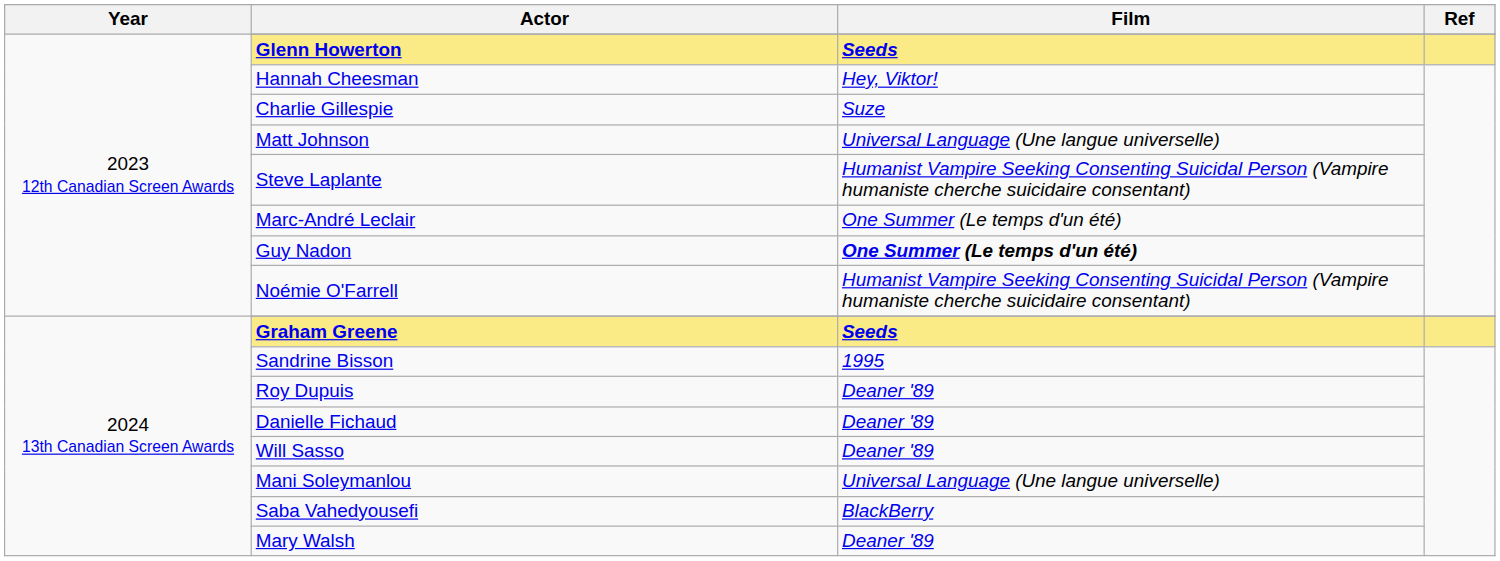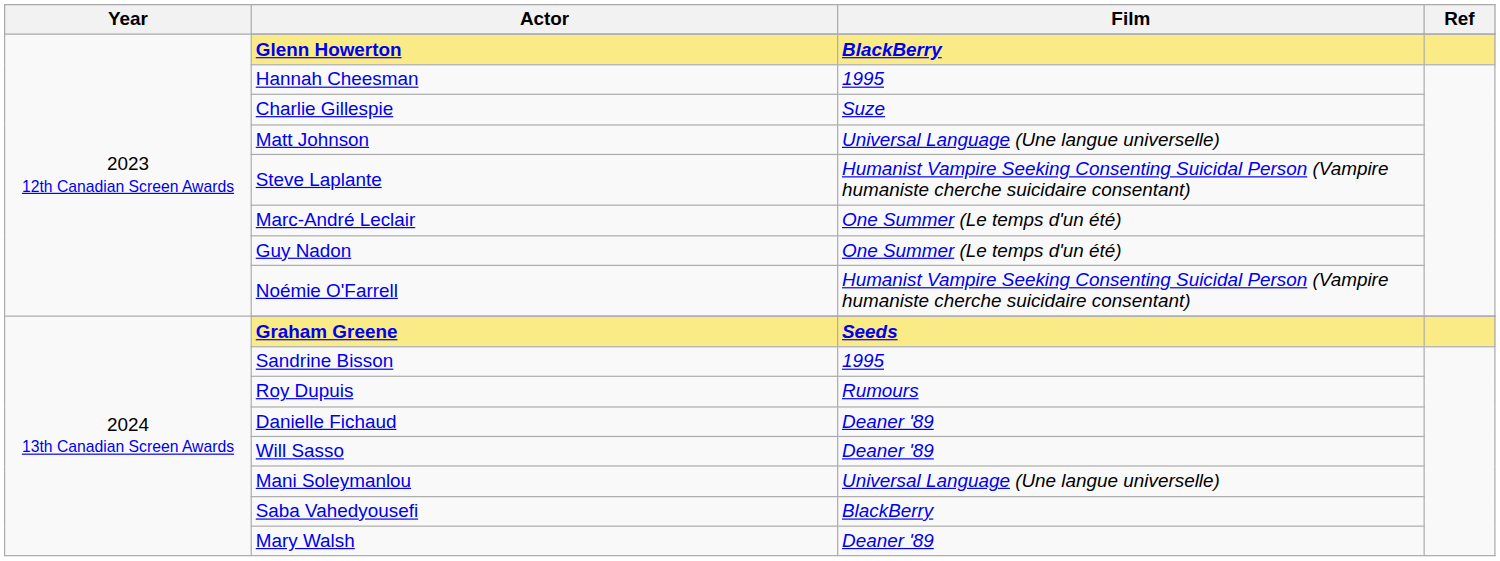(870, 49) Seeds -> (892, 49) BlackBerry
(890, 79) Hey, Viktor! -> (863, 79) 1995
(990, 250) bold -> (982, 250) normal
(888, 391) Deaner '89 -> (880, 391) Rumours
